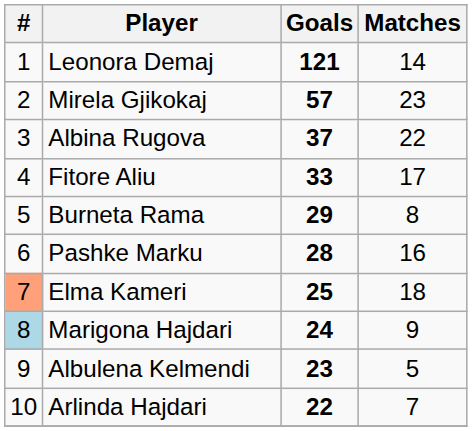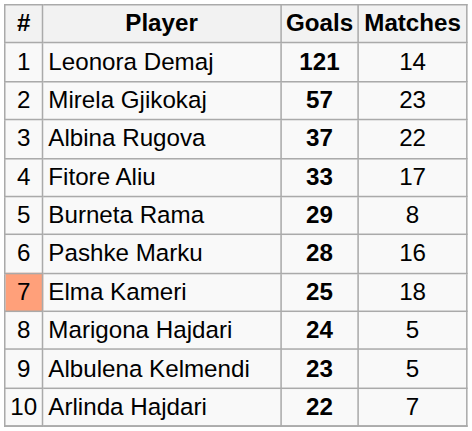(24, 330) lightblue background -> (24, 330) no background
(413, 330) 9 -> (413, 330) 5
